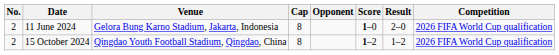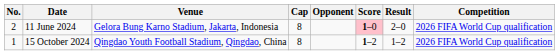(369, 27) no background -> (369, 27) pink background
(14, 42) 2 -> (14, 42) 1
